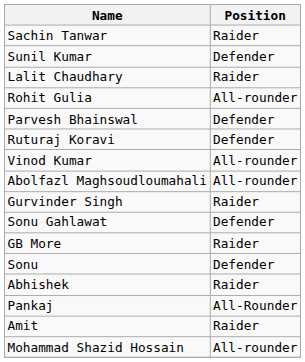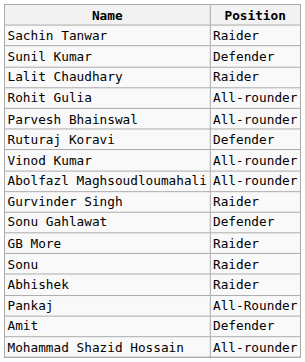(244, 119) Defender -> (255, 119) All-rounder
(244, 264) Defender -> (236, 264) Raider
(236, 326) Raider -> (244, 326) Defender
